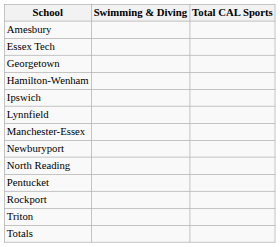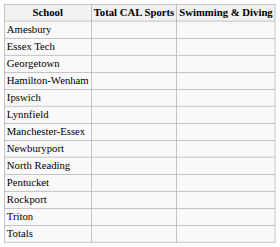columns swapped: (140, 13) <-> (232, 13)
